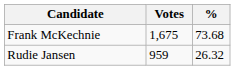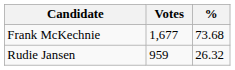(164, 34) 1,675 -> (164, 34) 1,677
